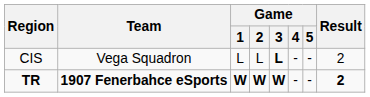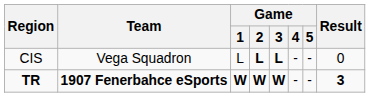(259, 59) normal -> (259, 59) bold
(341, 59) 2 -> (341, 59) 0
(341, 80) 2 -> (341, 80) 3
